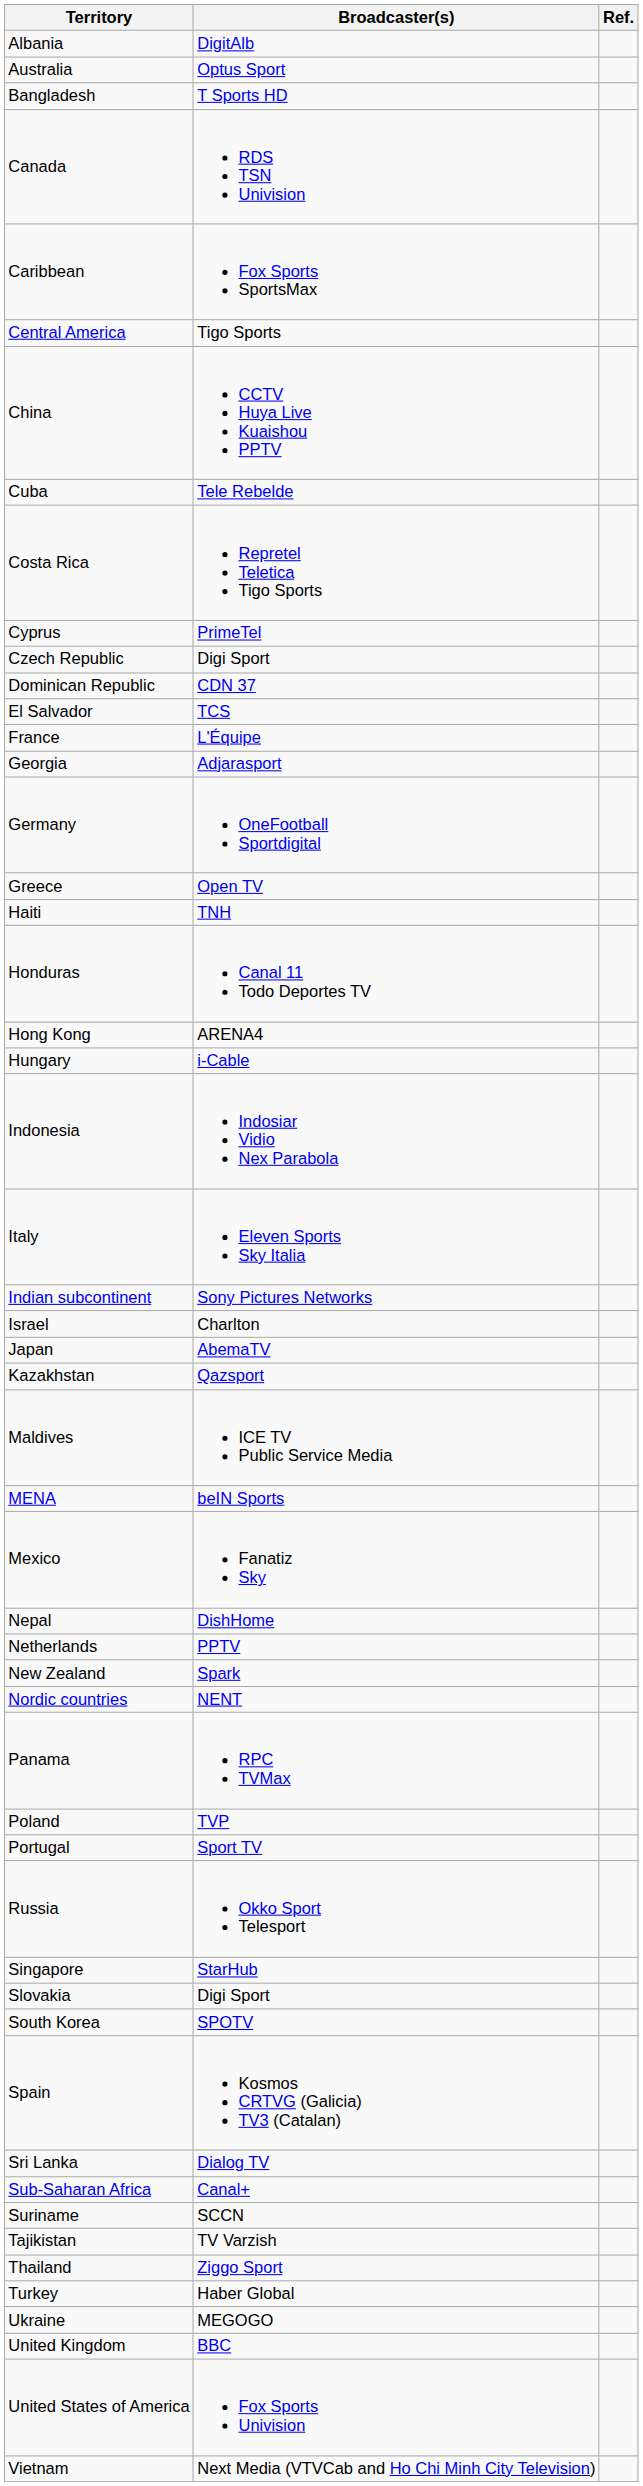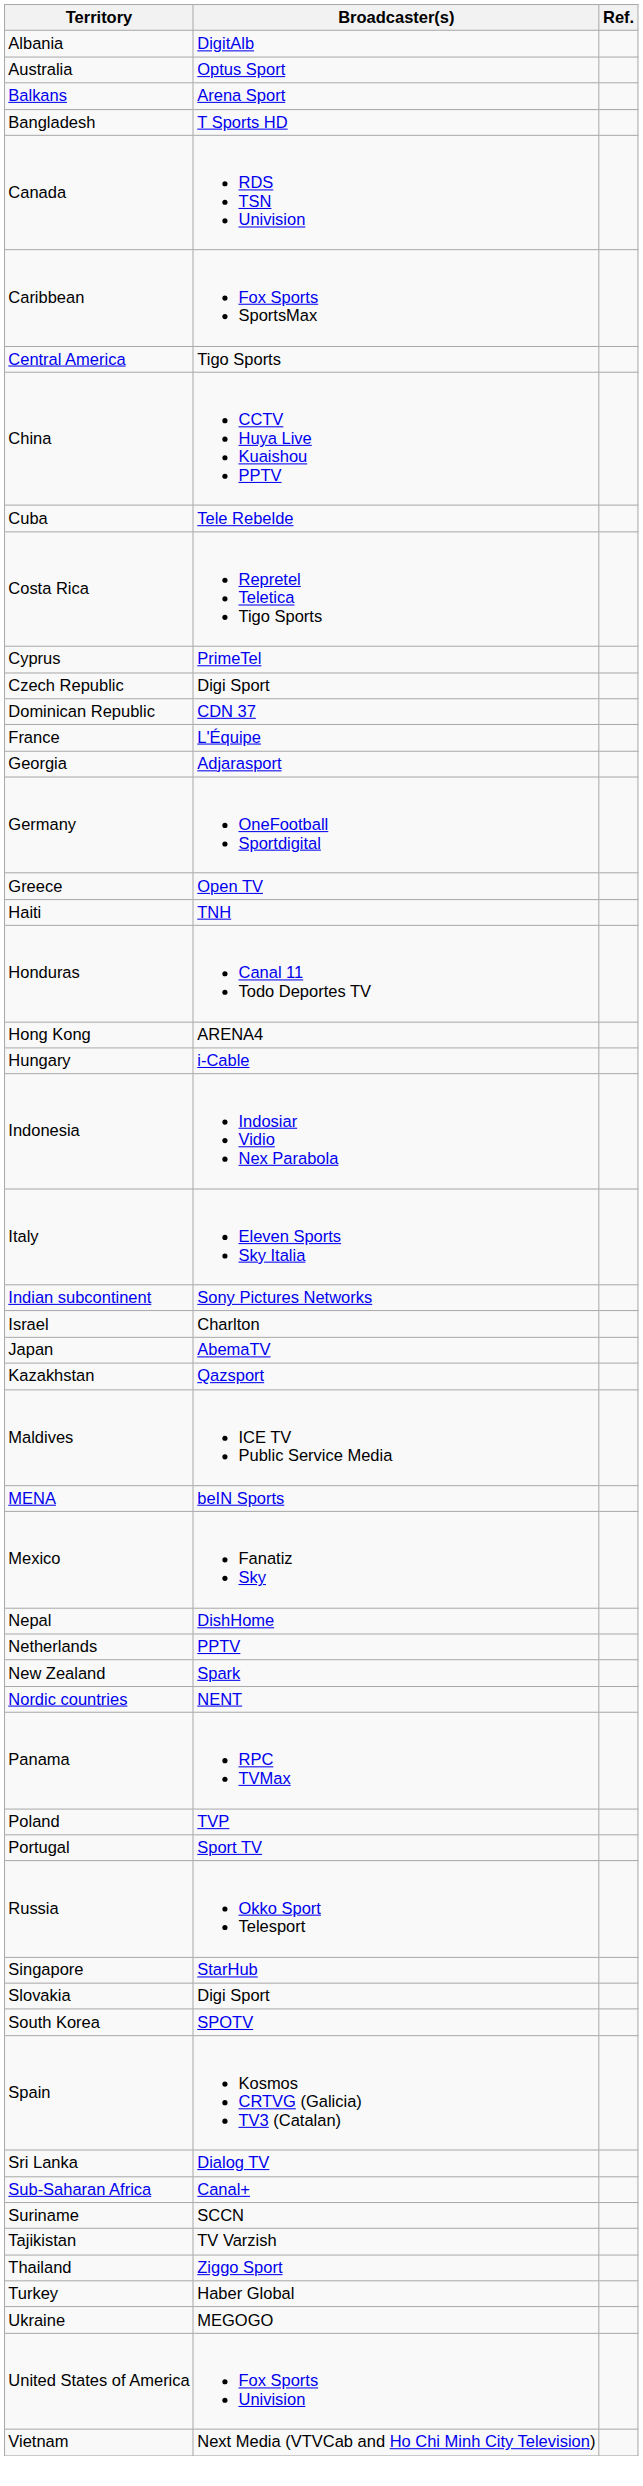+ row: (38, 95)
- row: (50, 711)
- row: (67, 2346)
